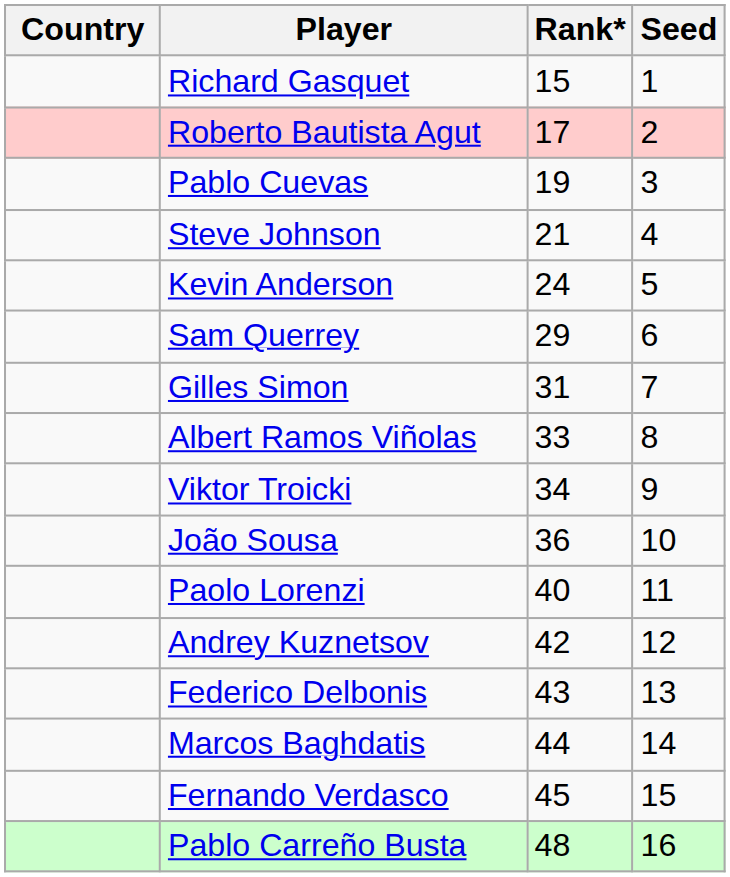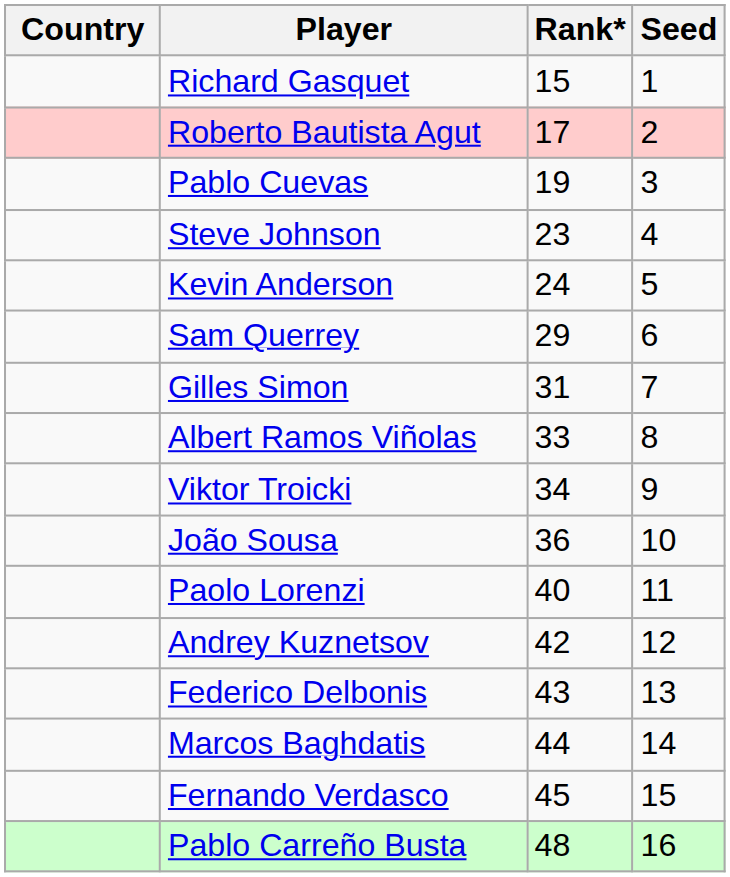(552, 234) 21 -> (552, 234) 23
